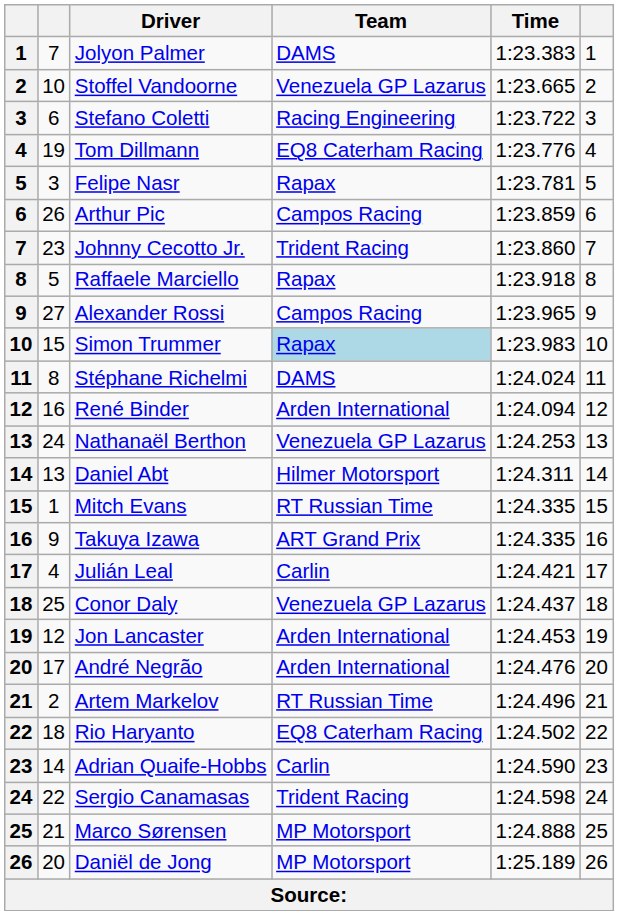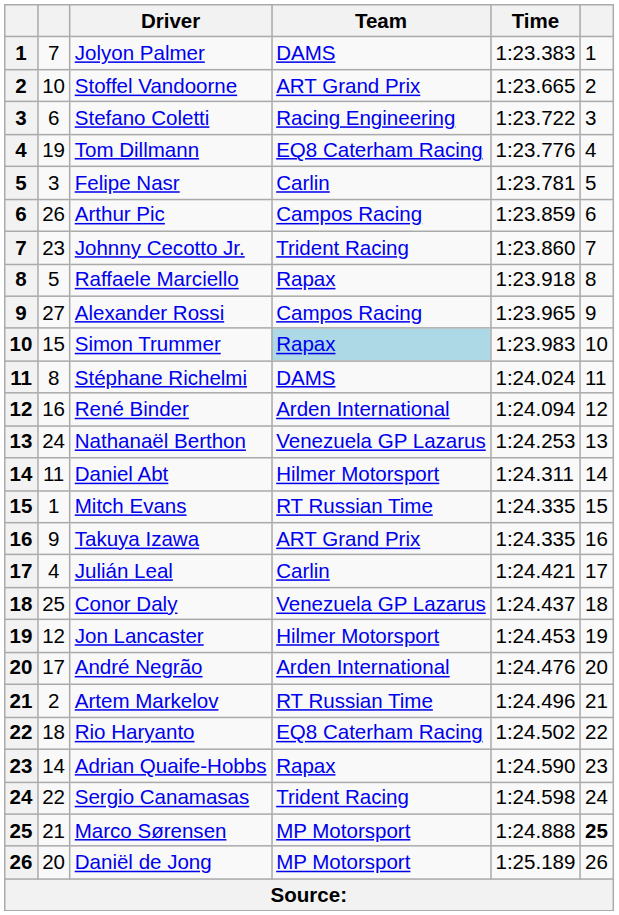(381, 85) Venezuela GP Lazarus -> (348, 85) ART Grand Prix
(306, 182) Rapax -> (303, 182) Carlin
(54, 474) 13 -> (54, 474) 11
(363, 636) Arden International -> (358, 636) Hilmer Motorsport
(303, 765) Carlin -> (306, 765) Rapax
(597, 830) normal -> (597, 830) bold
